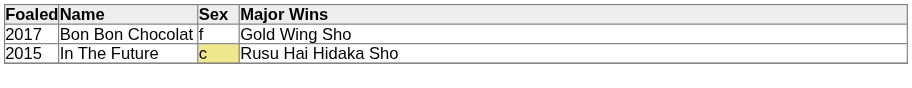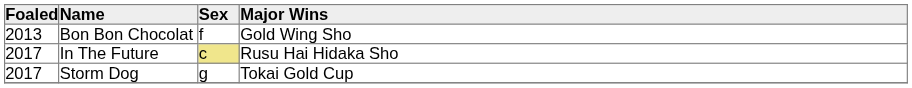(24, 34) 2017 -> (24, 34) 2013
(24, 53) 2015 -> (24, 53) 2017
+ row: (99, 73)
